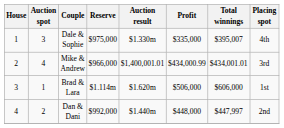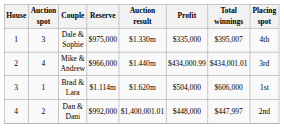(142, 64) $1,400,001.01 -> (142, 64) $1.440m
(187, 88) $506,000 -> (187, 88) $504,000
(142, 111) $1.440m -> (142, 111) $1,400,001.01
